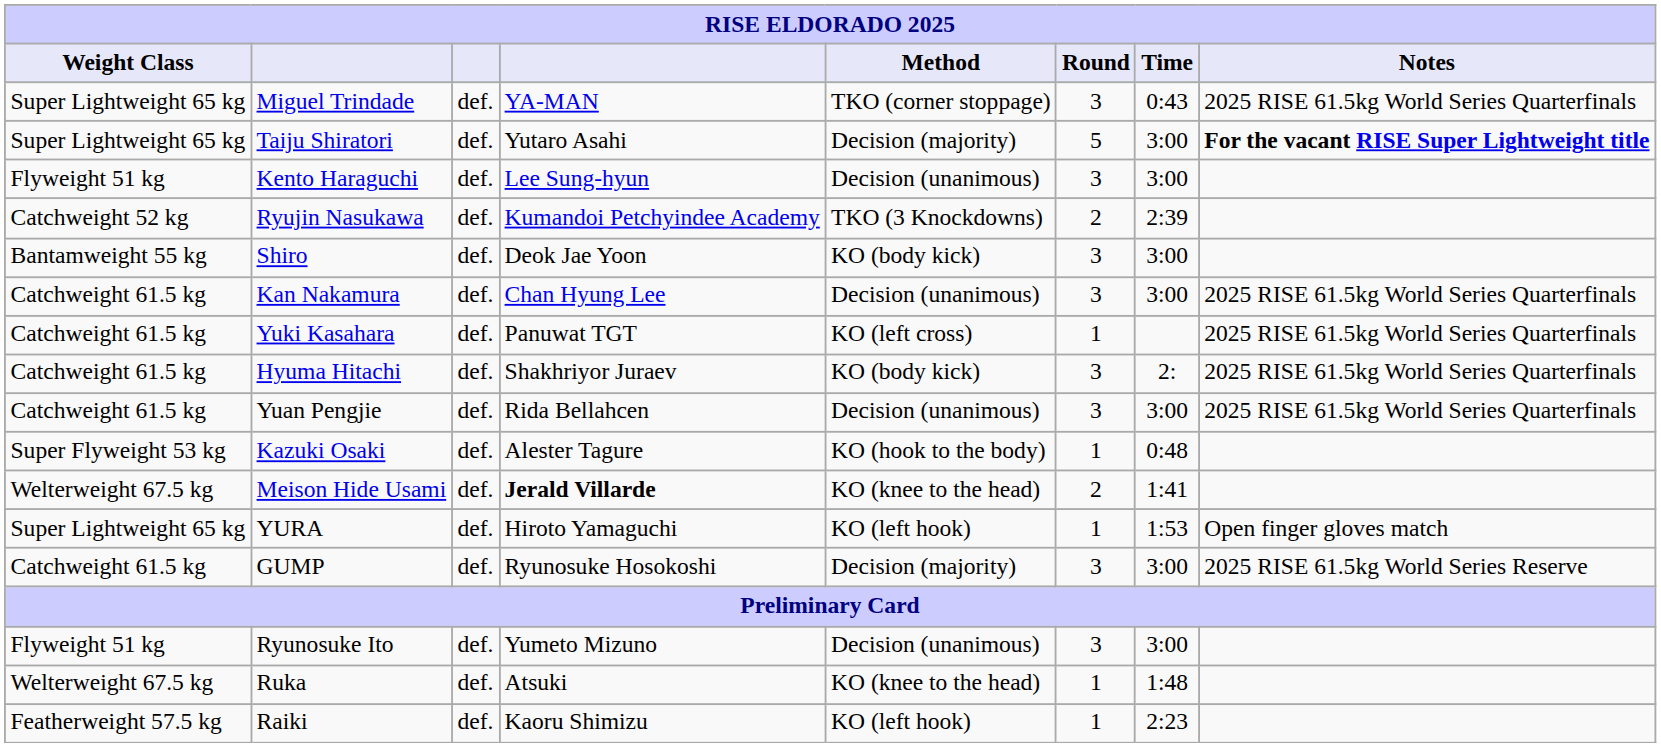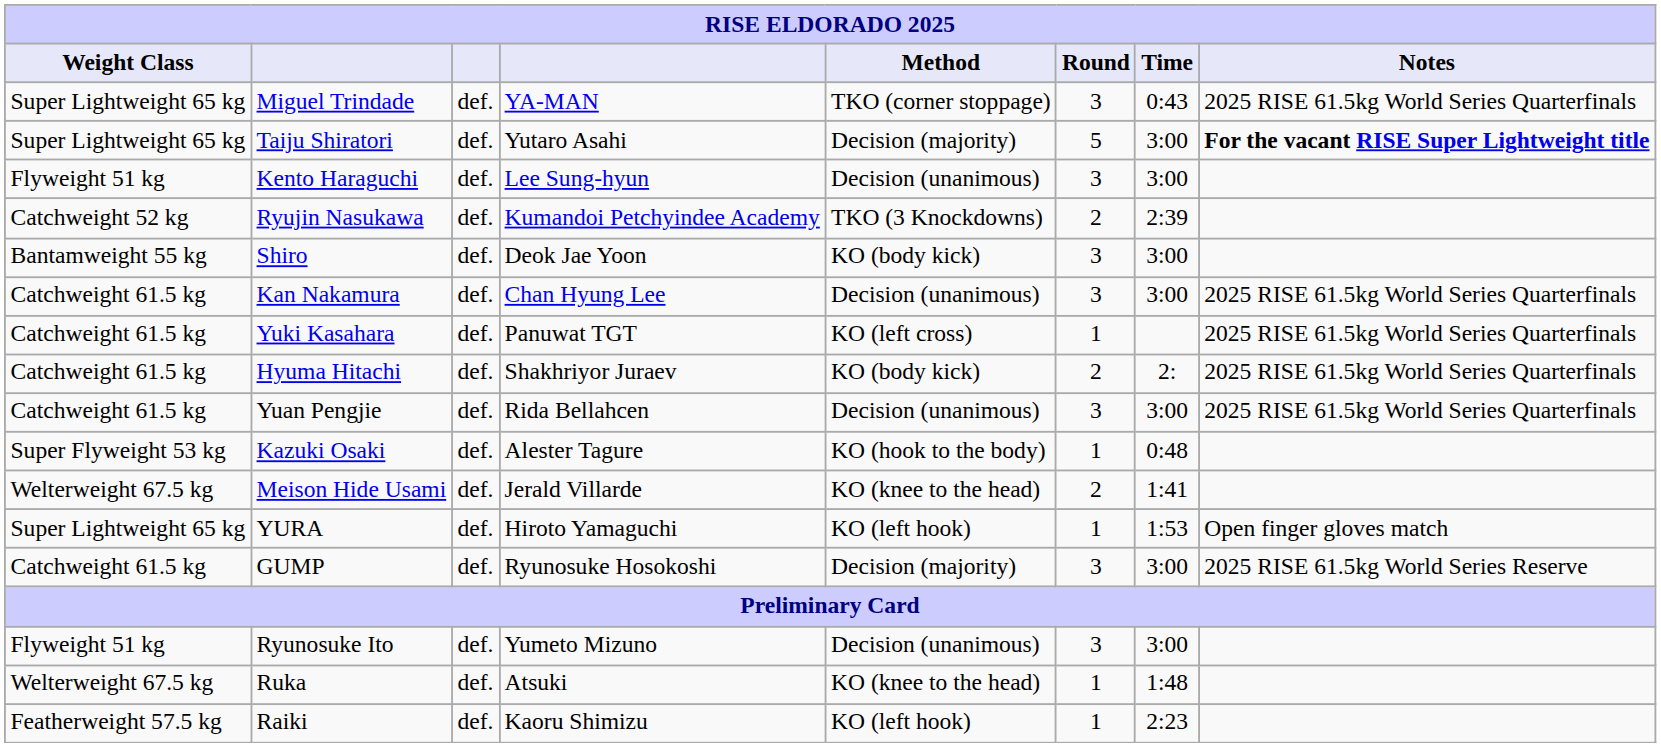(1096, 373) 3 -> (1096, 373) 2
(580, 489) bold -> (573, 489) normal
